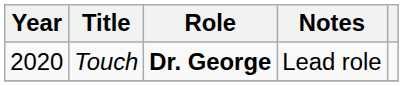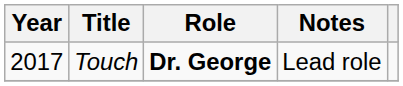(37, 61) 2020 -> (37, 61) 2017
